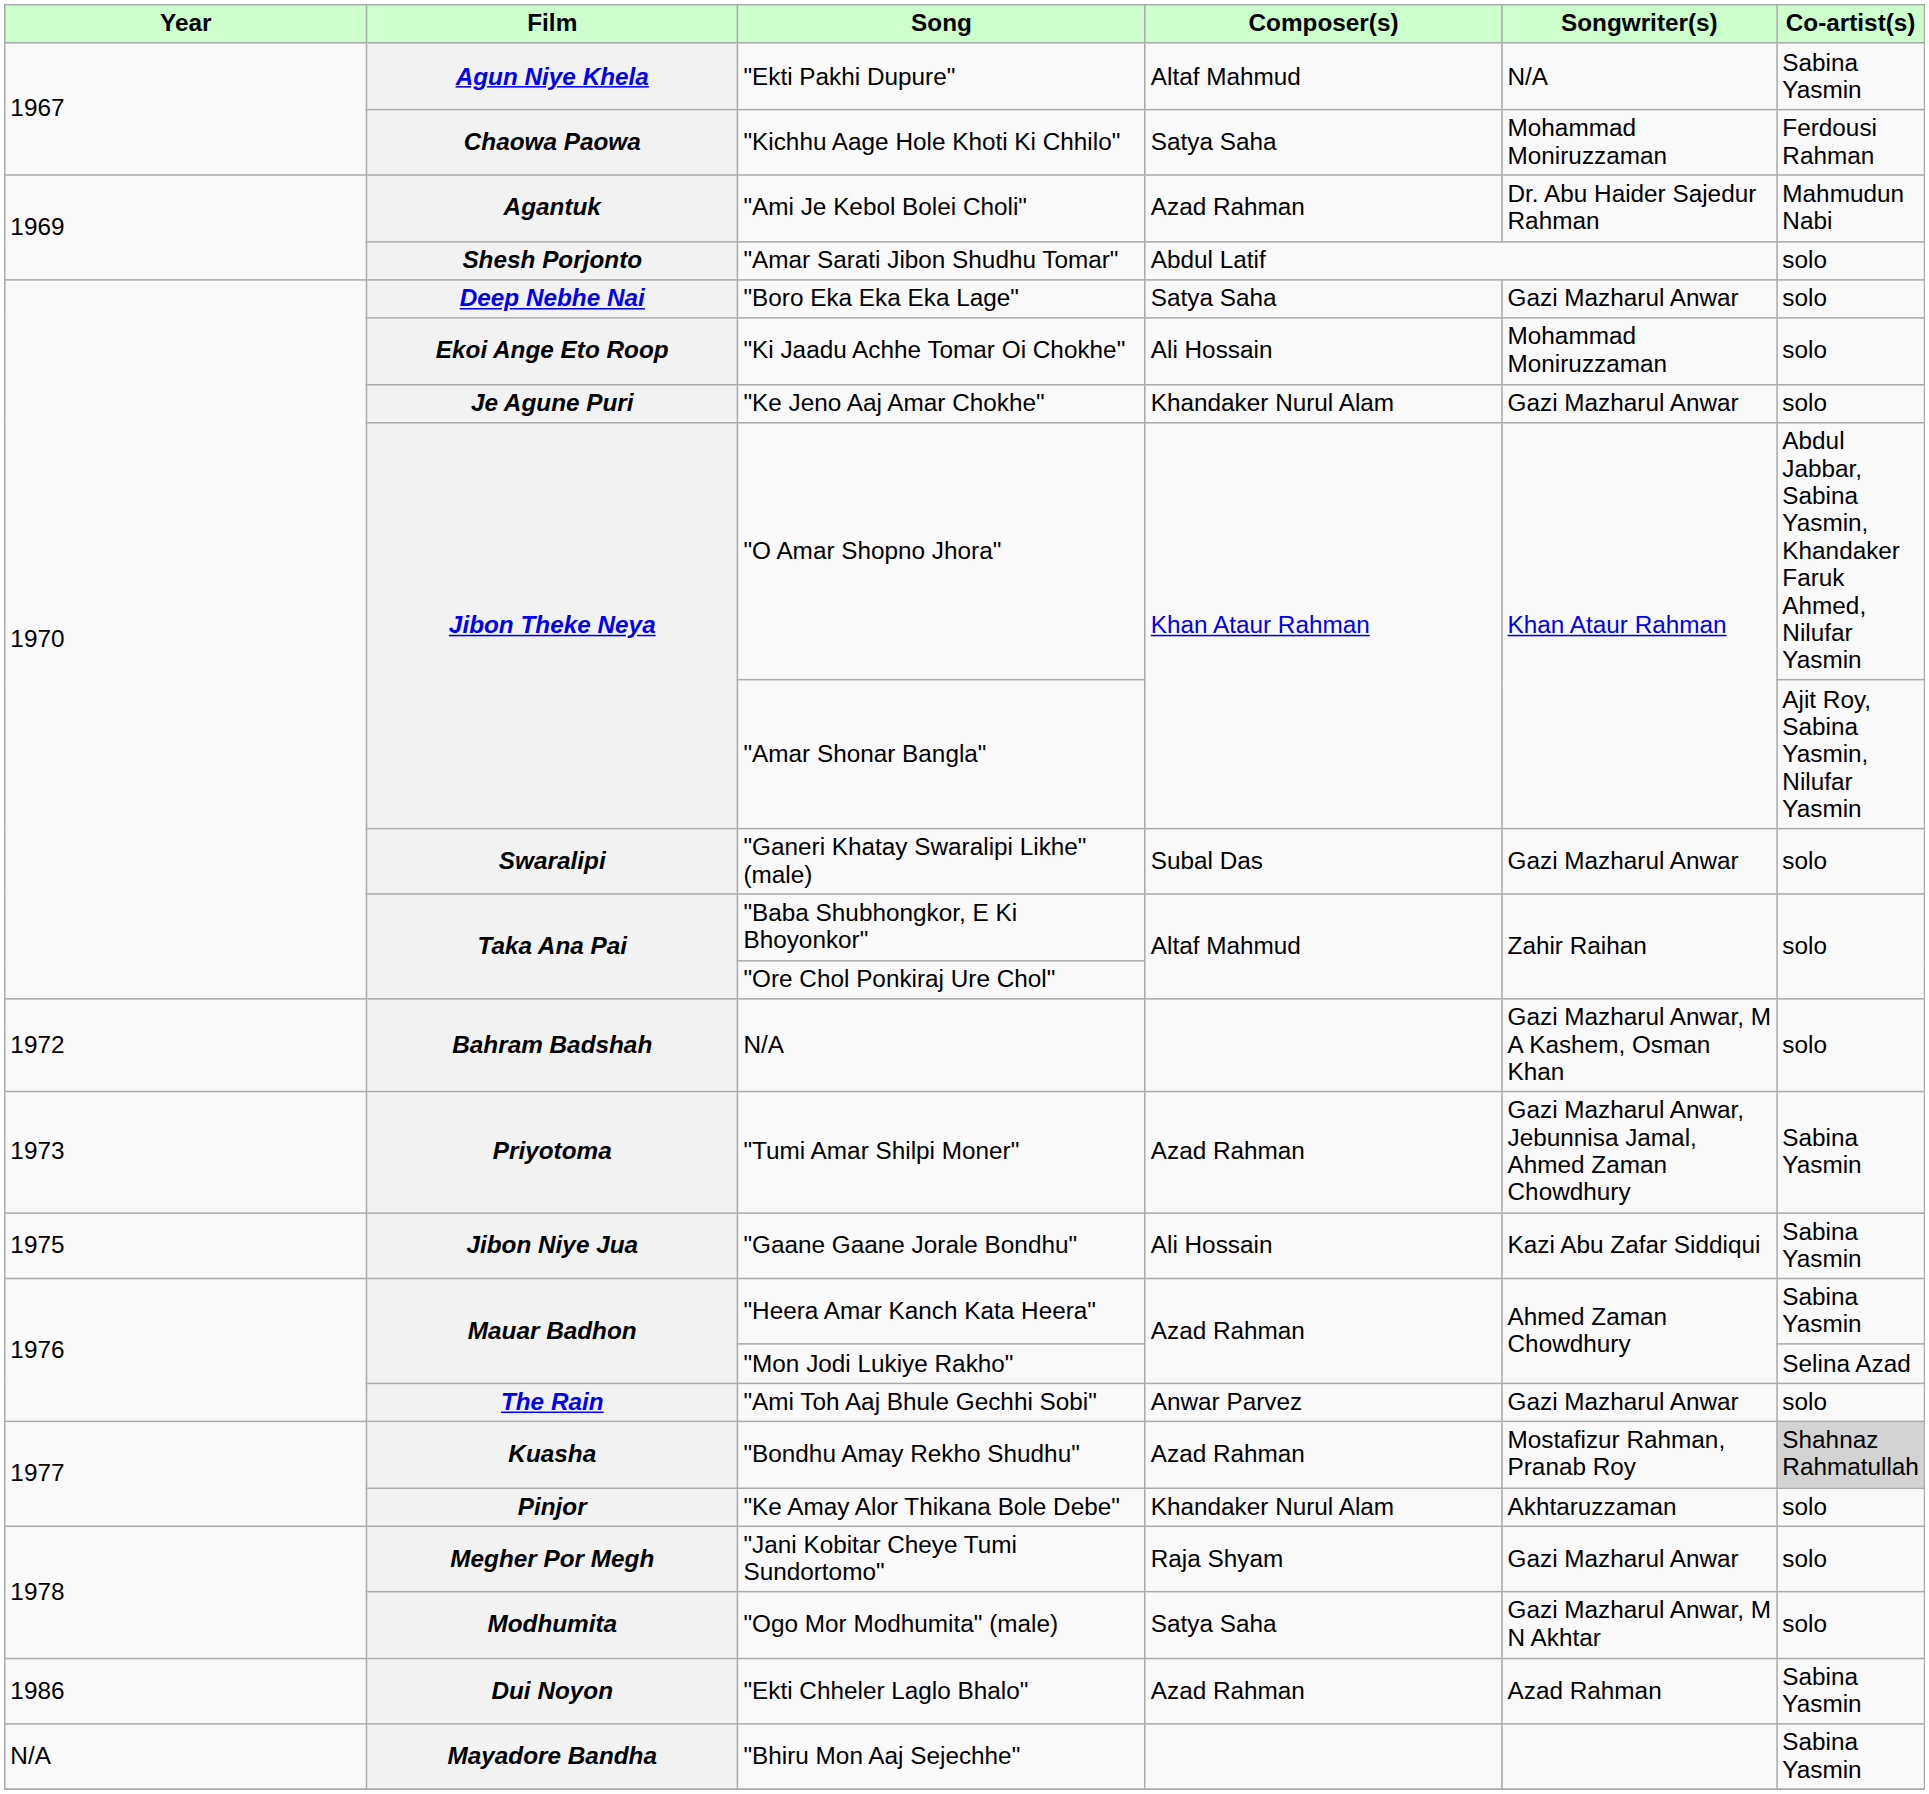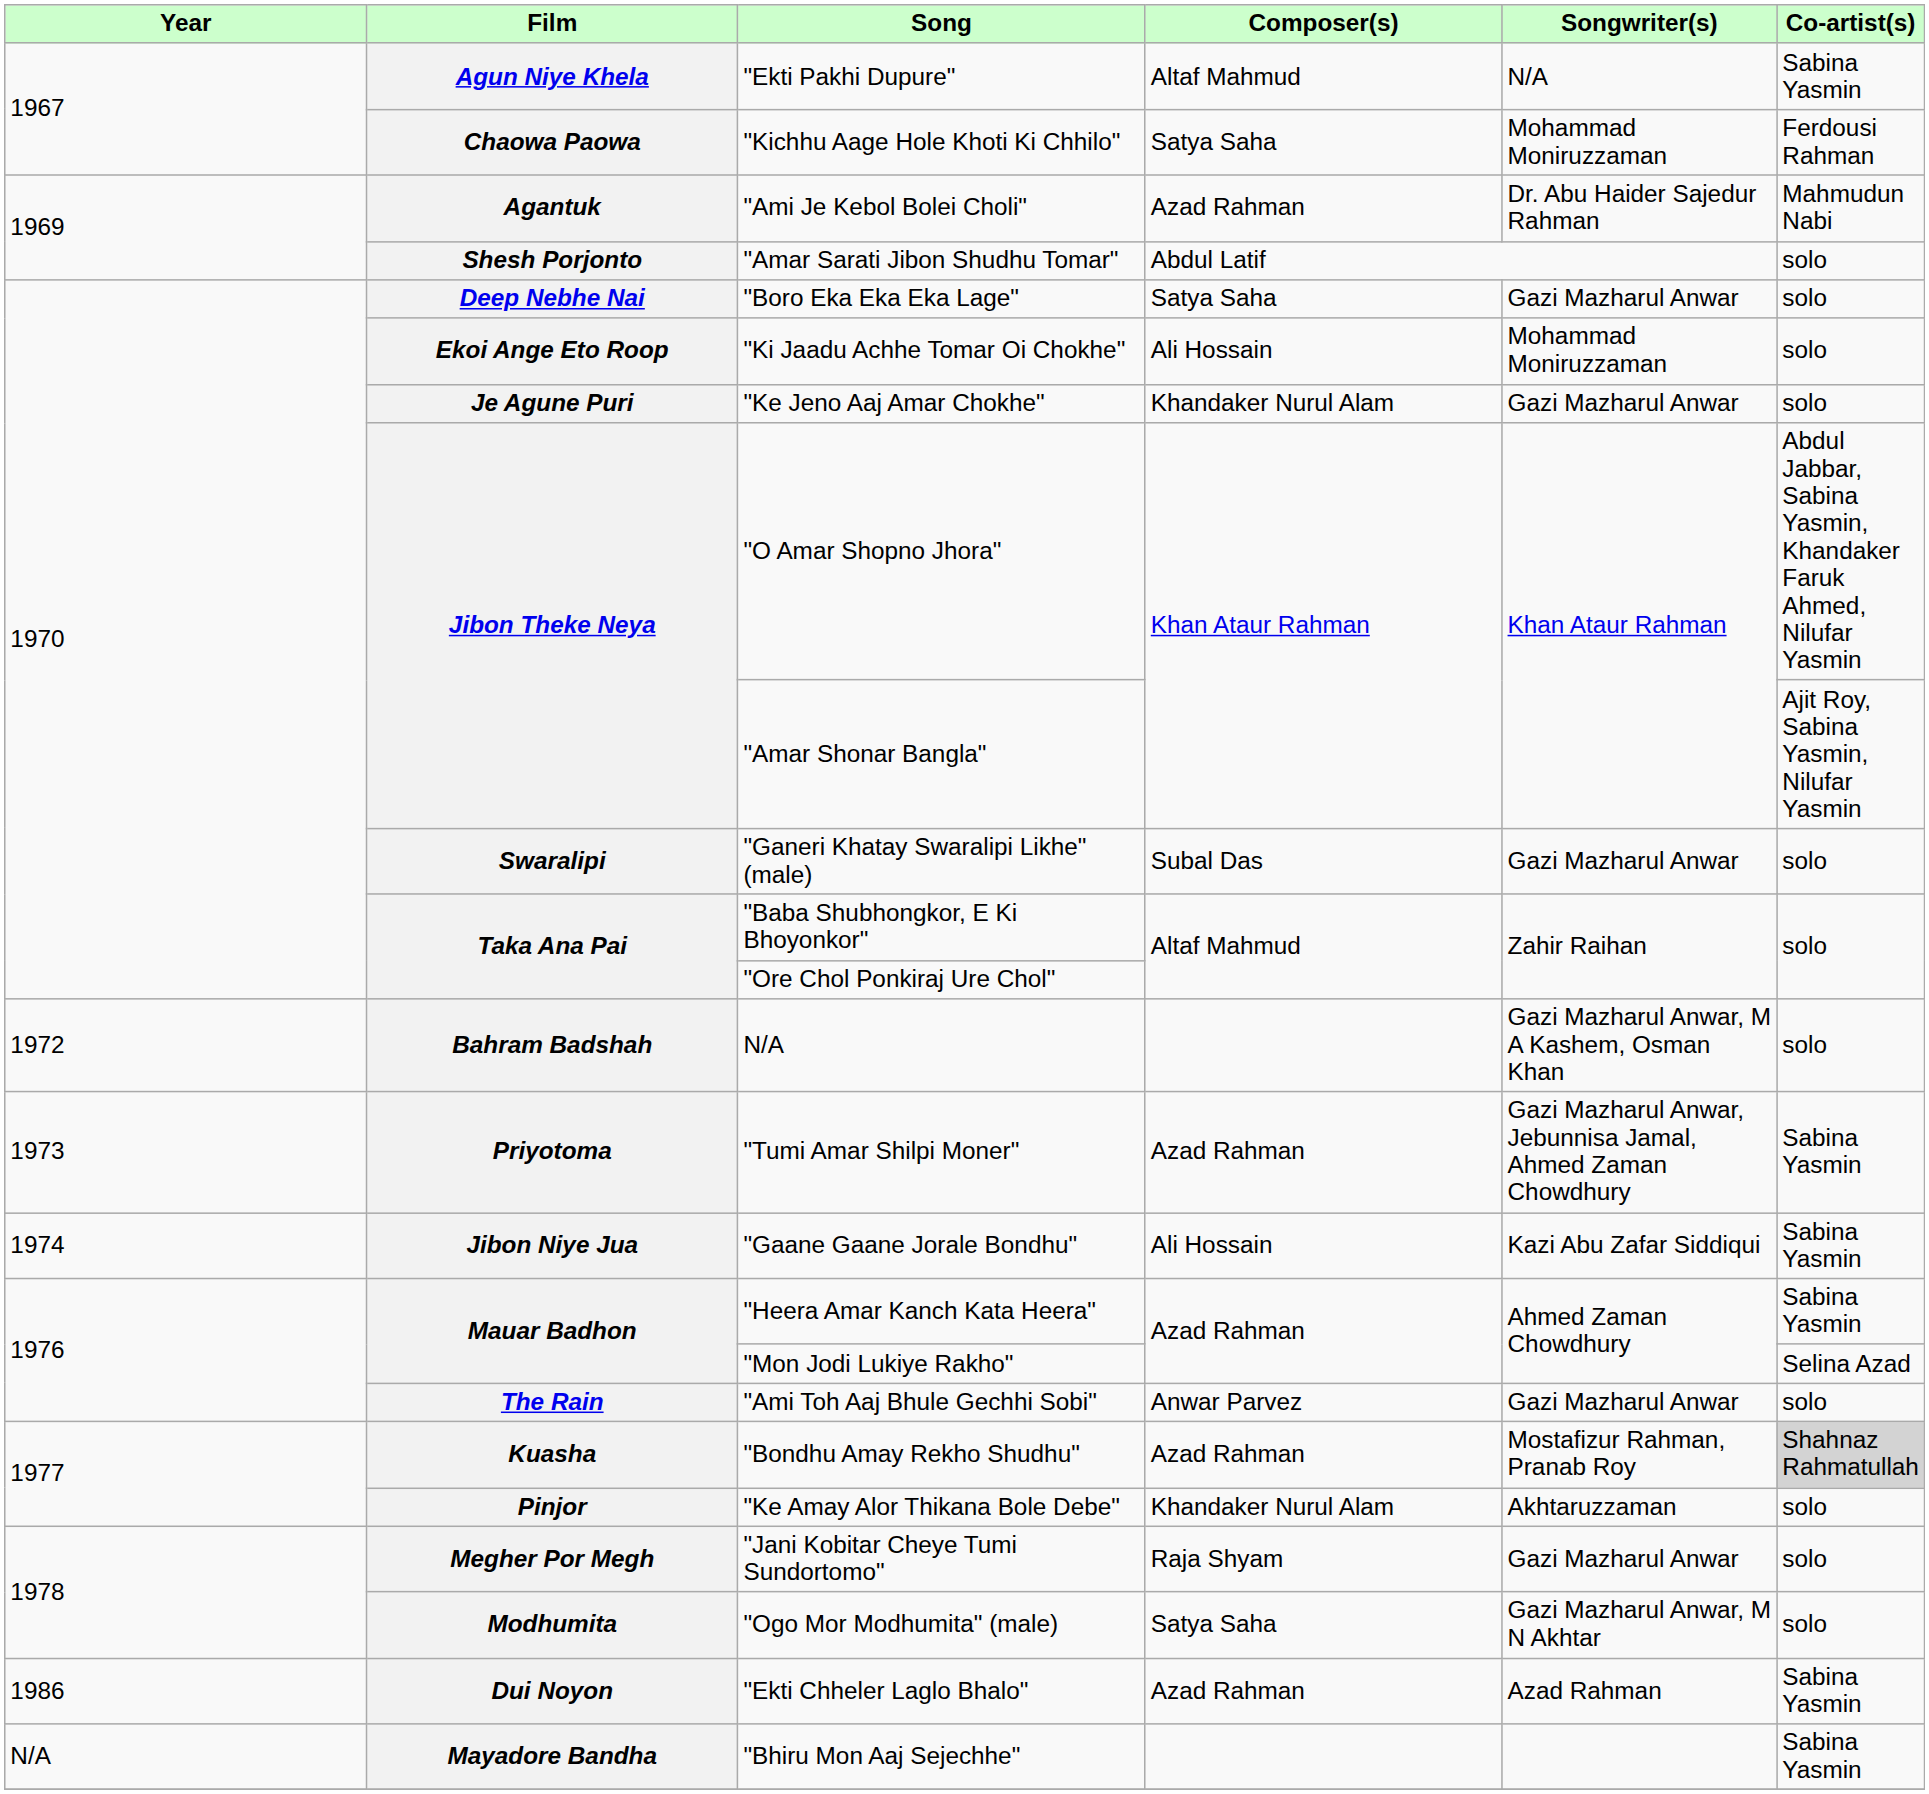(37, 1245) 1975 -> (37, 1245) 1974
